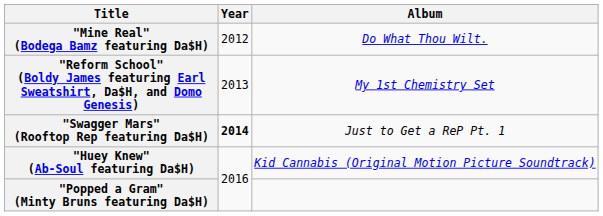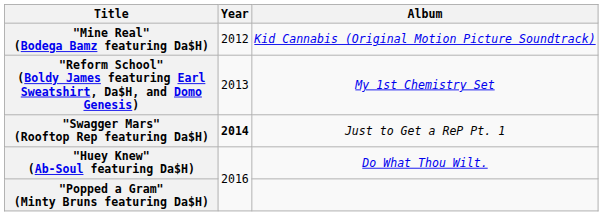(425, 39) Do What Thou Wilt. -> (425, 39) Kid Cannabis (Original Motion Picture Soundtrack)
(425, 163) Kid Cannabis (Original Motion Picture Soundtrack) -> (425, 163) Do What Thou Wilt.
